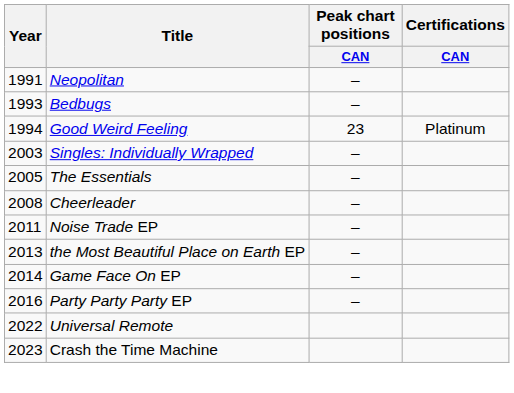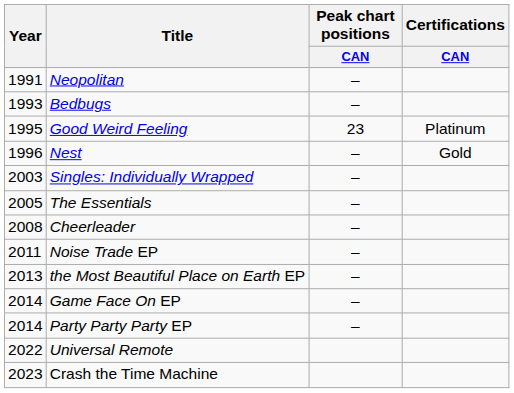(25, 128) 1994 -> (25, 128) 1995
+ row: (66, 153)
(25, 301) 2016 -> (25, 325) 2014
